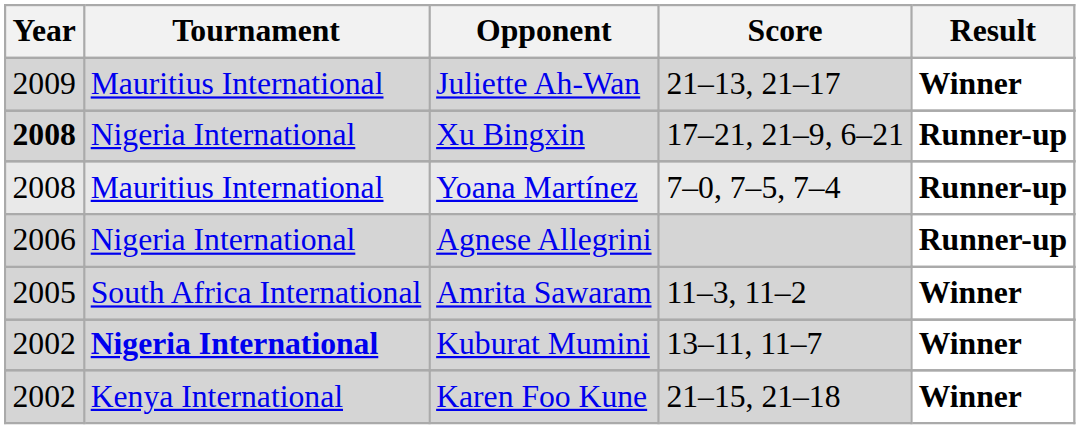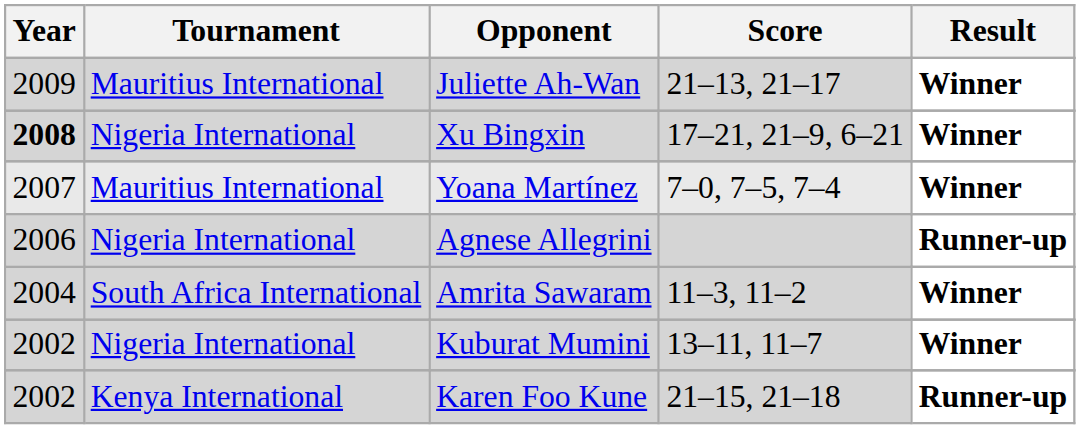(993, 135) Runner-up -> (970, 135) Winner
(44, 187) 2008 -> (44, 187) 2007
(993, 187) Runner-up -> (970, 187) Winner
(44, 292) 2005 -> (44, 292) 2004
(234, 344) bold -> (223, 344) normal
(970, 396) Winner -> (993, 396) Runner-up
